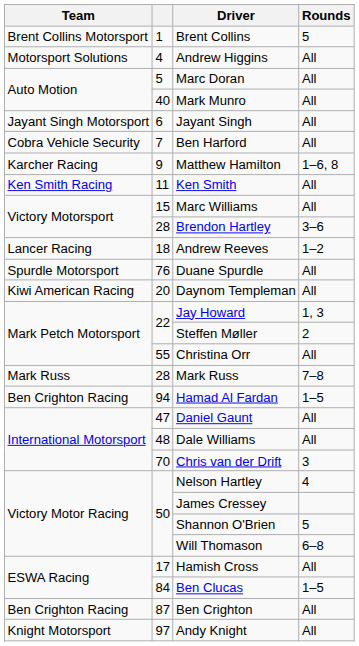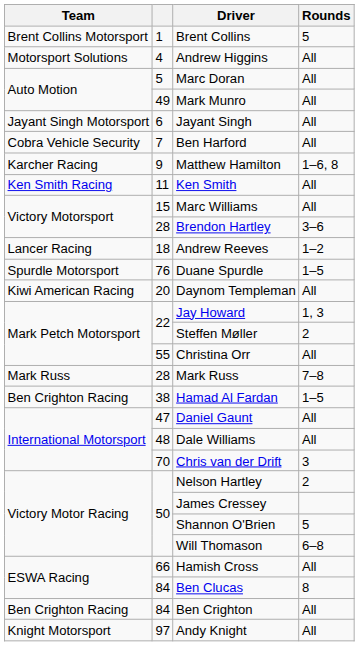(163, 100) 40 -> (163, 100) 49
(309, 269) All -> (313, 269) 1–5
(163, 397) 94 -> (163, 397) 38
(306, 482) 4 -> (306, 482) 2
(163, 566) 17 -> (163, 566) 66
(313, 588) 1–5 -> (306, 588) 8
(163, 609) 87 -> (163, 609) 84
